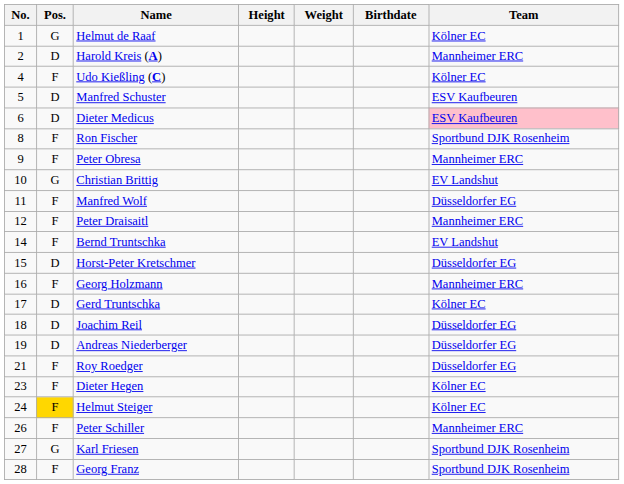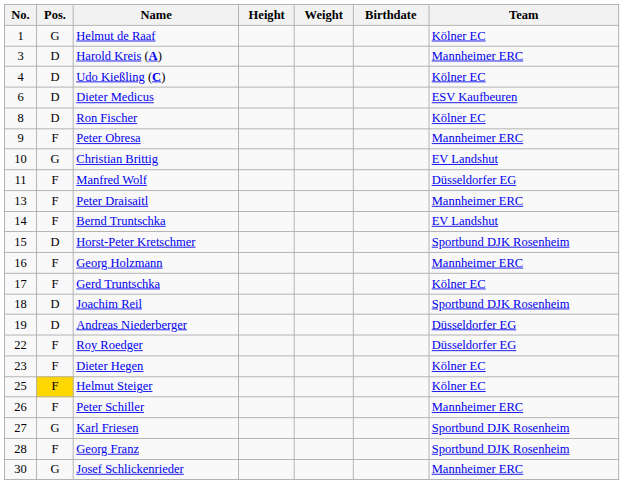(21, 56) 2 -> (21, 56) 3
(55, 77) F -> (55, 77) D
- row: (121, 97)
(475, 118) pink background -> (475, 97) no background
(55, 139) F -> (55, 118) D
(501, 139) Sportbund DJK Rosenheim -> (459, 118) Kölner EC
(21, 221) 12 -> (21, 201) 13
(474, 263) Düsseldorfer EG -> (501, 242) Sportbund DJK Rosenheim
(55, 304) D -> (55, 283) F
(474, 325) Düsseldorfer EG -> (501, 304) Sportbund DJK Rosenheim
(21, 366) 21 -> (21, 345) 22
(21, 407) 24 -> (21, 387) 25
+ row: (130, 469)
